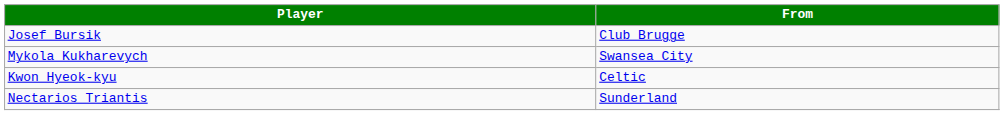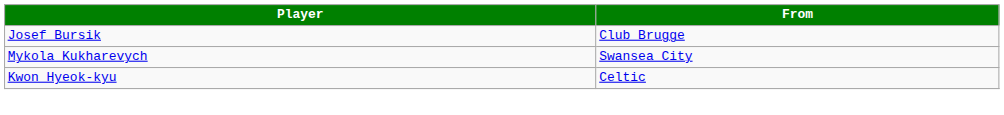- row: (78, 99)
